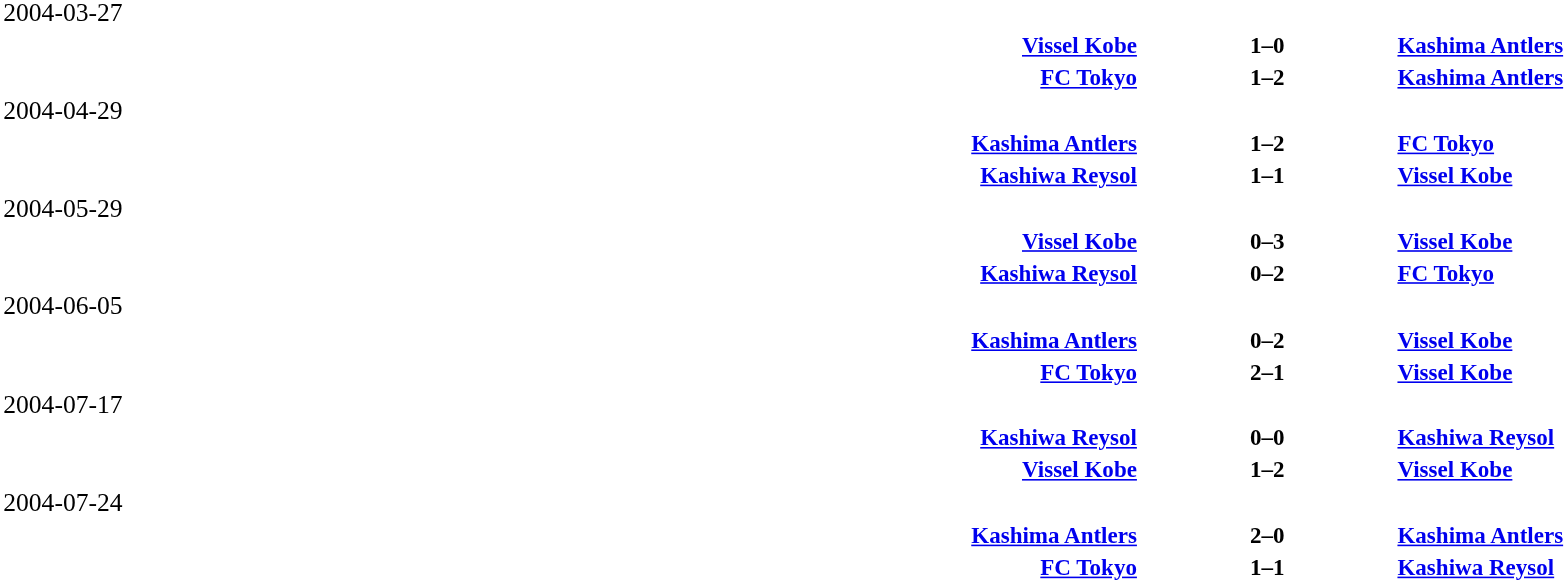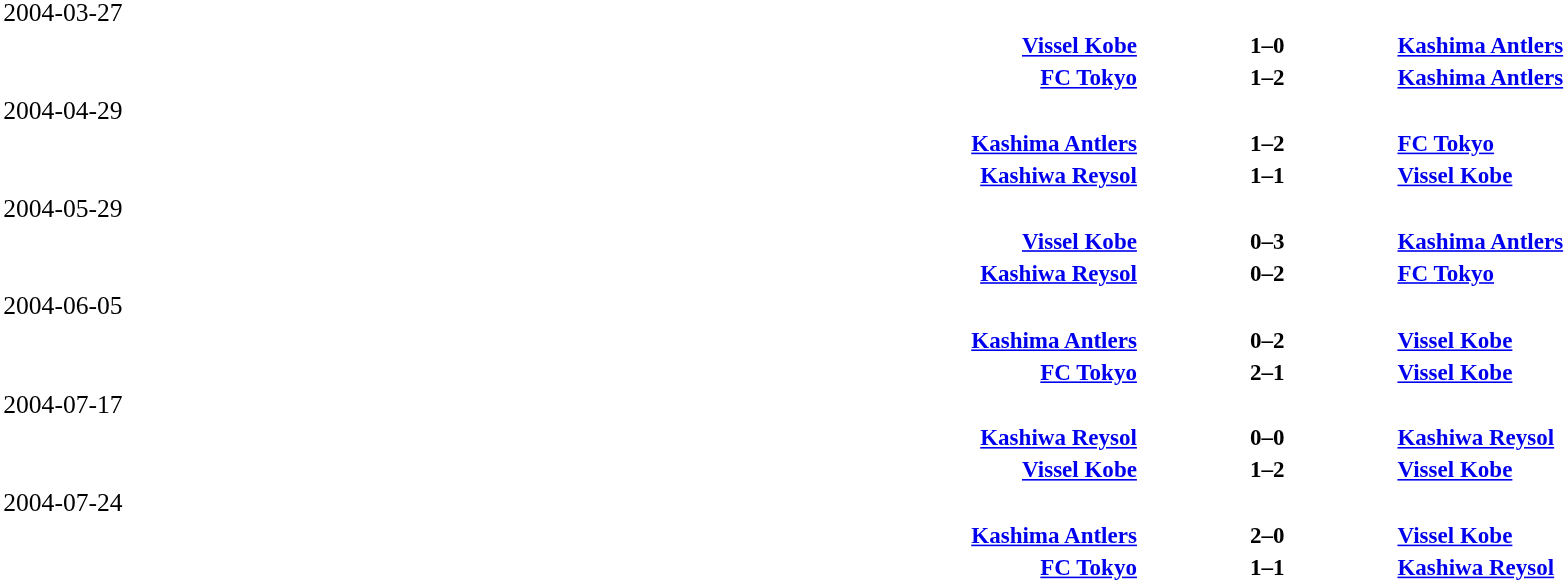(1455, 241) Vissel Kobe -> (1480, 241) Kashima Antlers
(1480, 535) Kashima Antlers -> (1455, 535) Vissel Kobe
